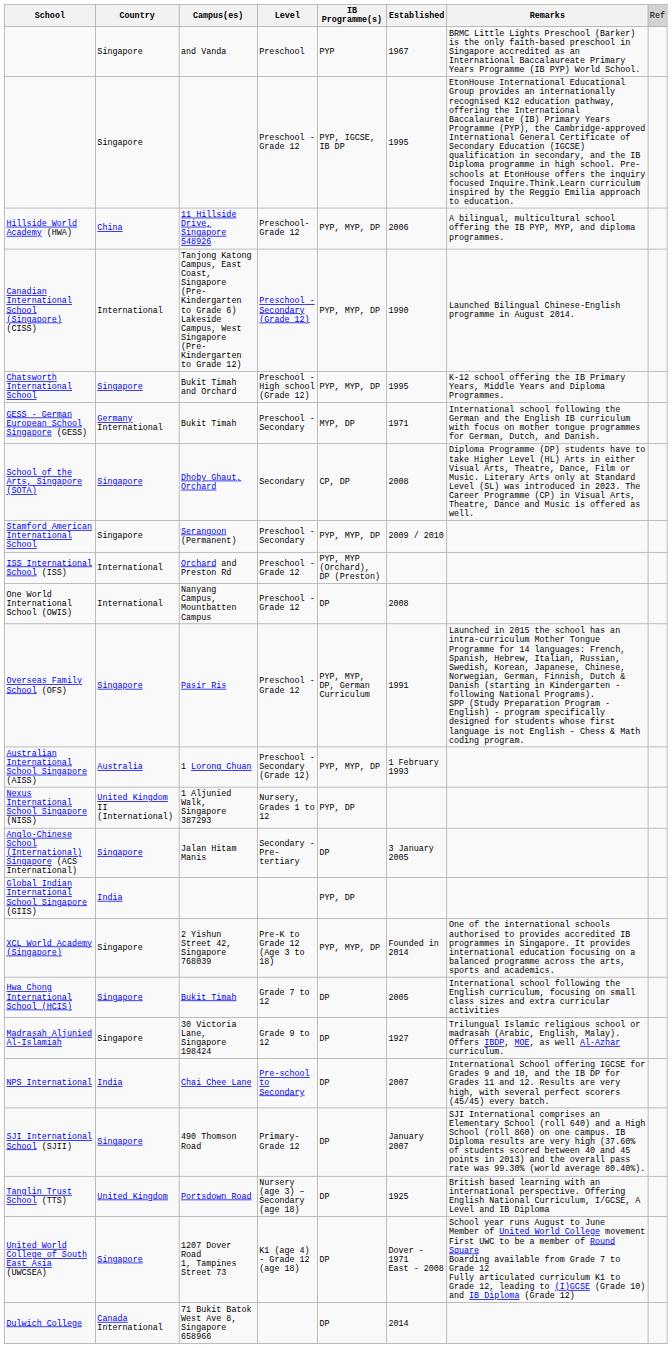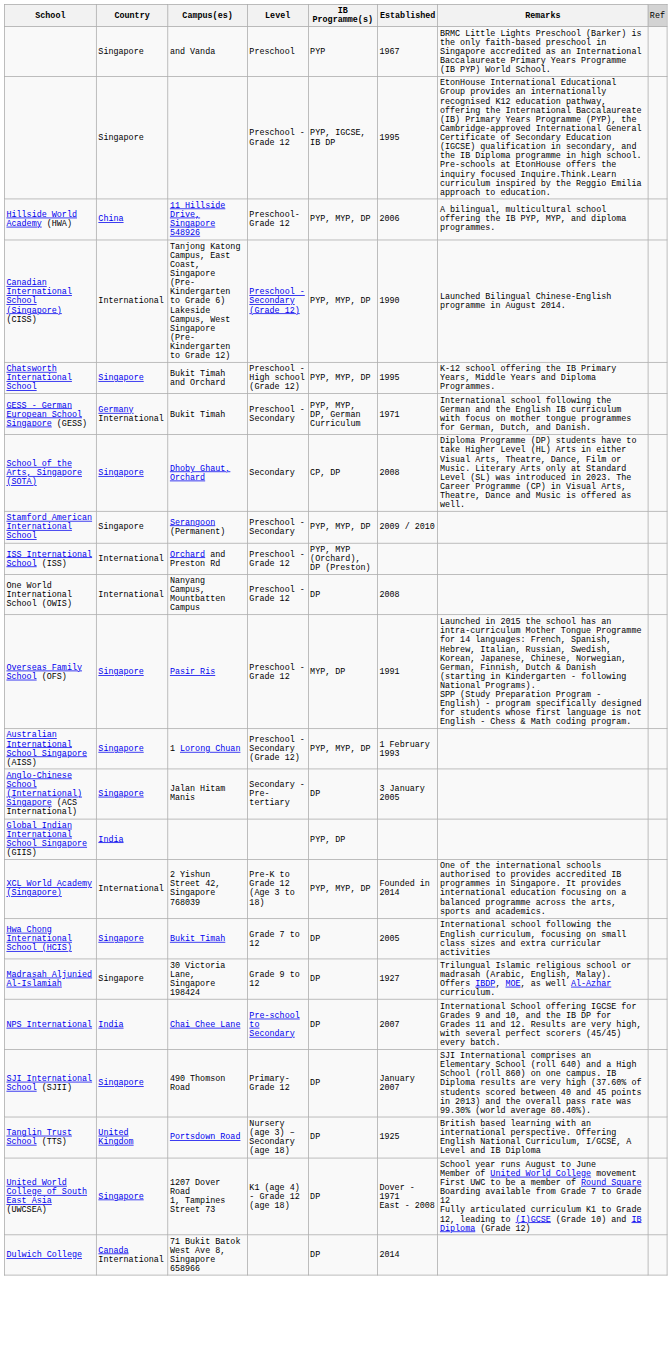(337, 423) MYP, DP -> (335, 414) PYP, MYP, DP, German Curriculum
(345, 686) PYP, MYP, DP, German Curriculum -> (328, 672) MYP, DP
(120, 767) Australia -> (121, 749) Singapore
- row: (47, 808)
(120, 948) Singapore -> (131, 889) International
